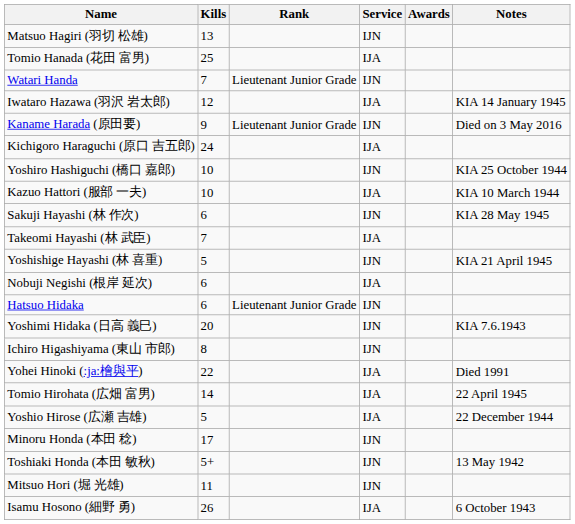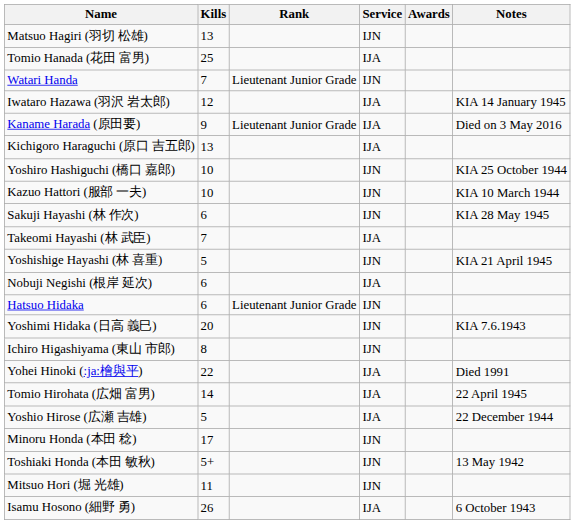(372, 124) IJN -> (372, 124) IJA
(207, 147) 24 -> (207, 147) 13
(372, 192) IJA -> (372, 192) IJN
